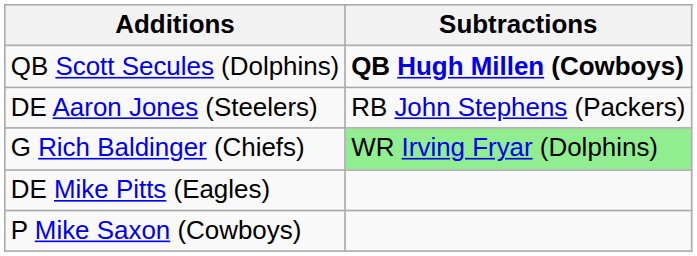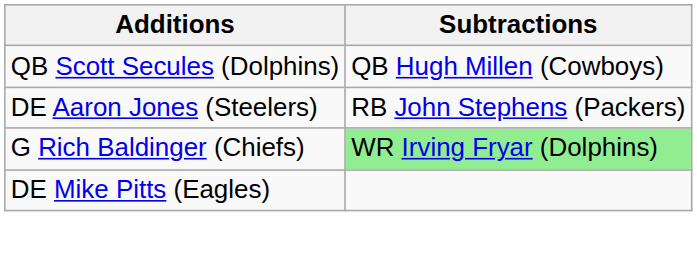(518, 66) bold -> (507, 66) normal
- row: (156, 230)
